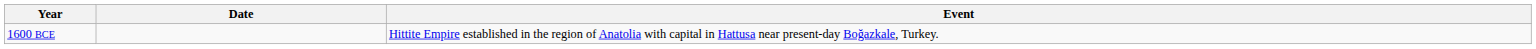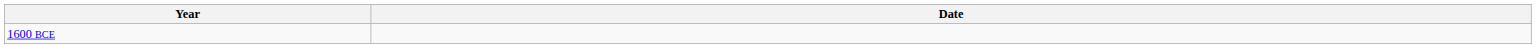- column: (959, 14)
